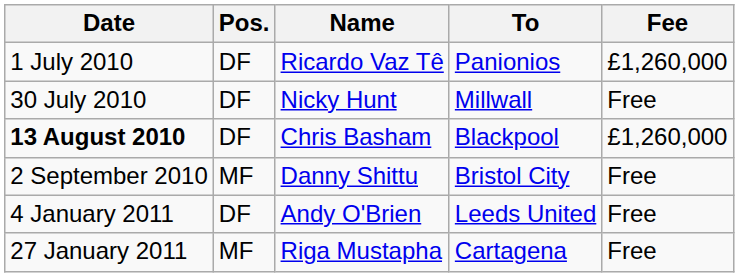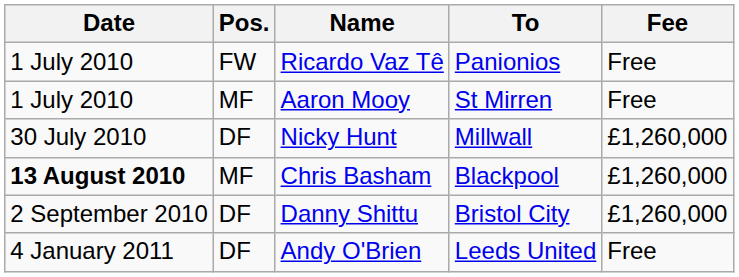(235, 61) DF -> (237, 61) FW
(667, 61) £1,260,000 -> (632, 61) Free
+ row: (345, 99)
(632, 99) Free -> (667, 137) £1,260,000
(235, 137) DF -> (236, 175) MF
(236, 175) MF -> (235, 213) DF
(632, 175) Free -> (667, 213) £1,260,000
- row: (361, 251)
